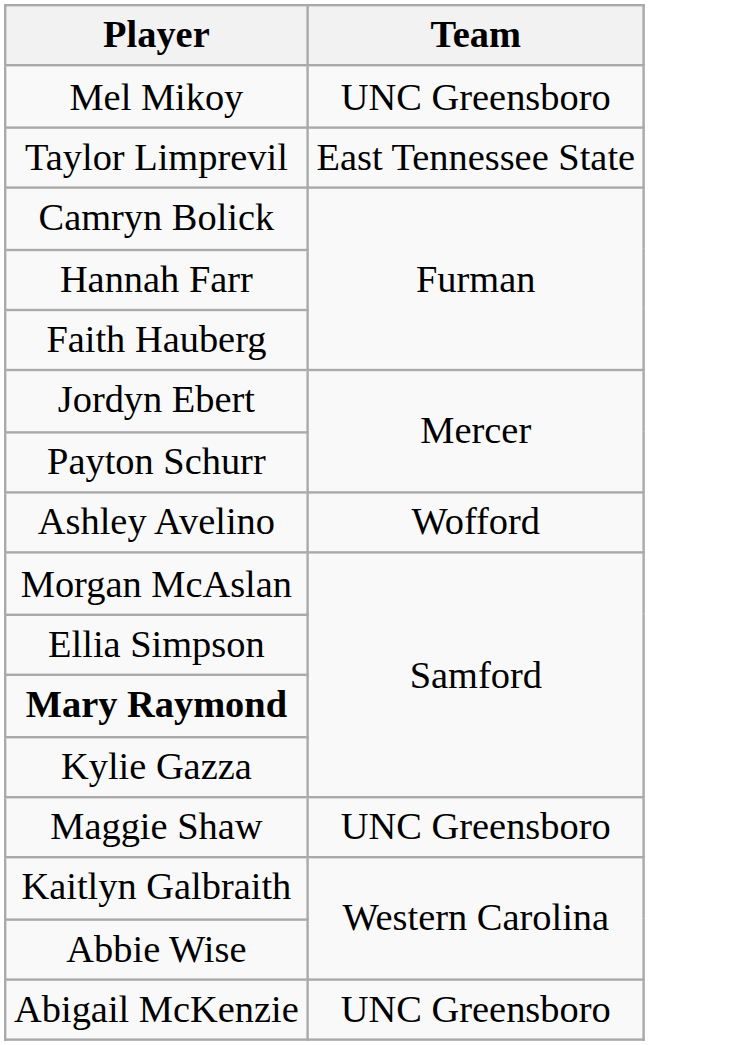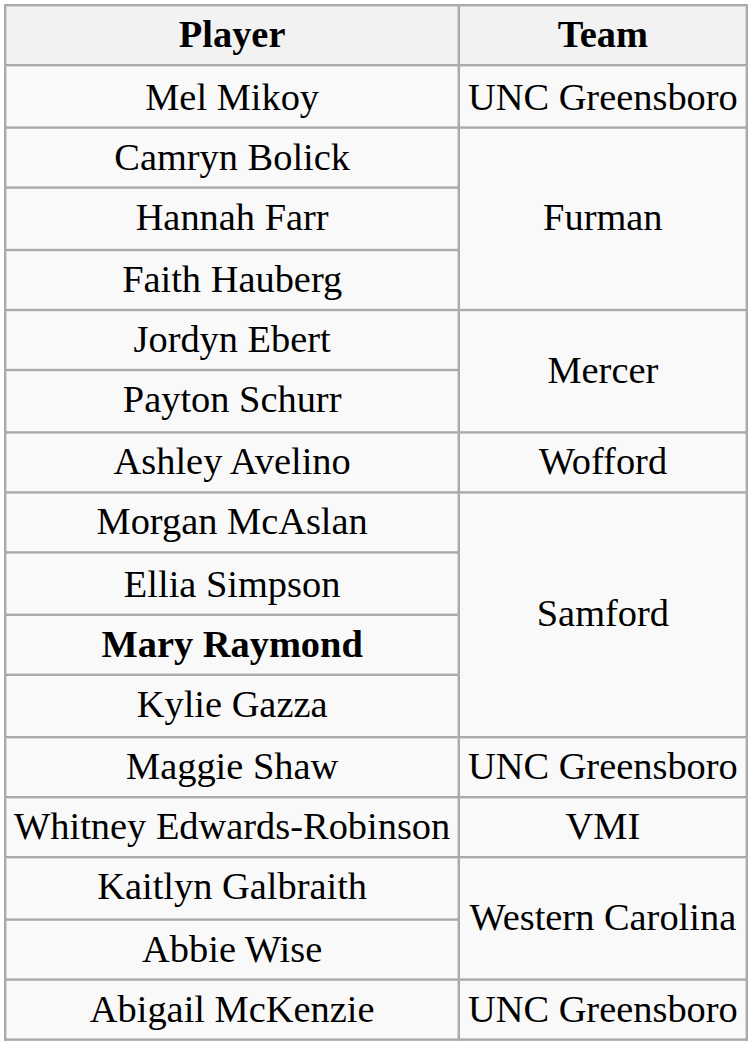- row: (156, 156)
+ row: (232, 826)
